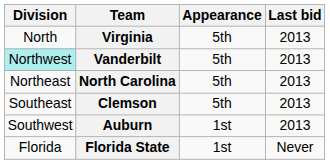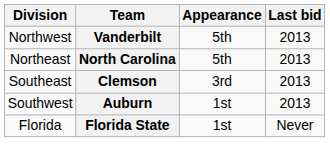- row: (127, 37)
(40, 59) paleturquoise background -> (40, 37) no background
(222, 103) 5th -> (222, 81) 3rd
